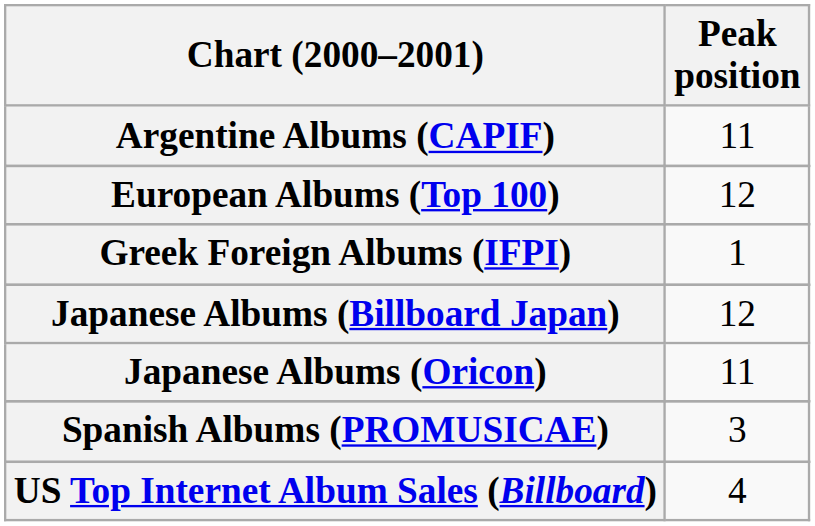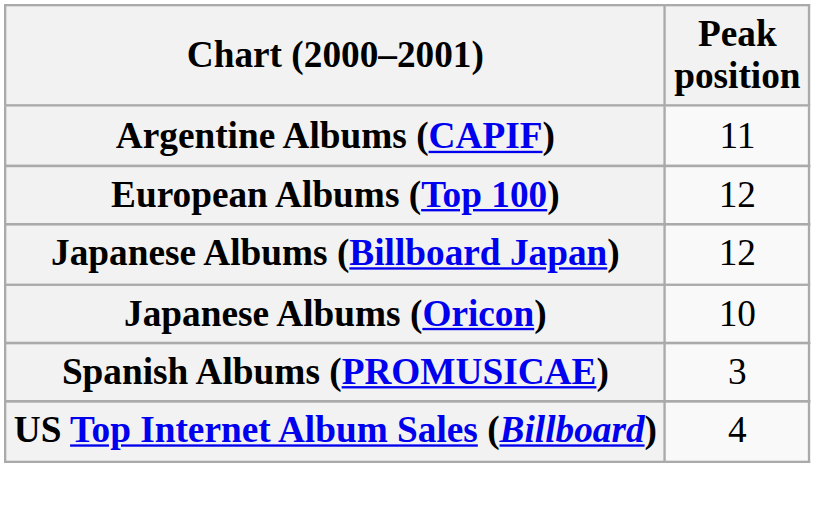- row: (335, 253)
(737, 371) 11 -> (737, 312) 10
